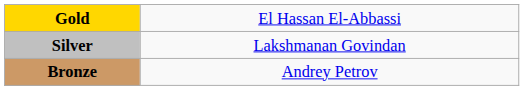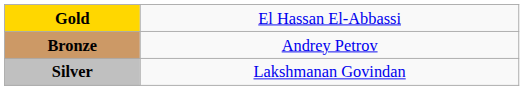rows swapped: (72, 44) <-> (72, 71)
